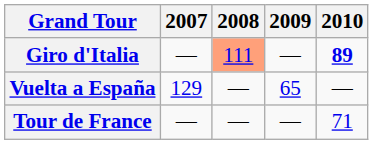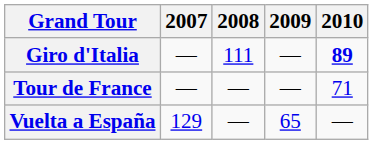(238, 54) lightsalmon background -> (238, 54) no background
rows swapped: (82, 121) <-> (82, 88)
